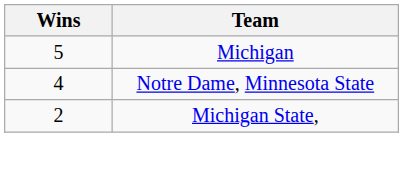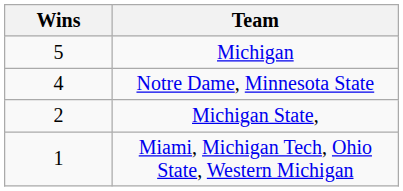+ row: (255, 158)
